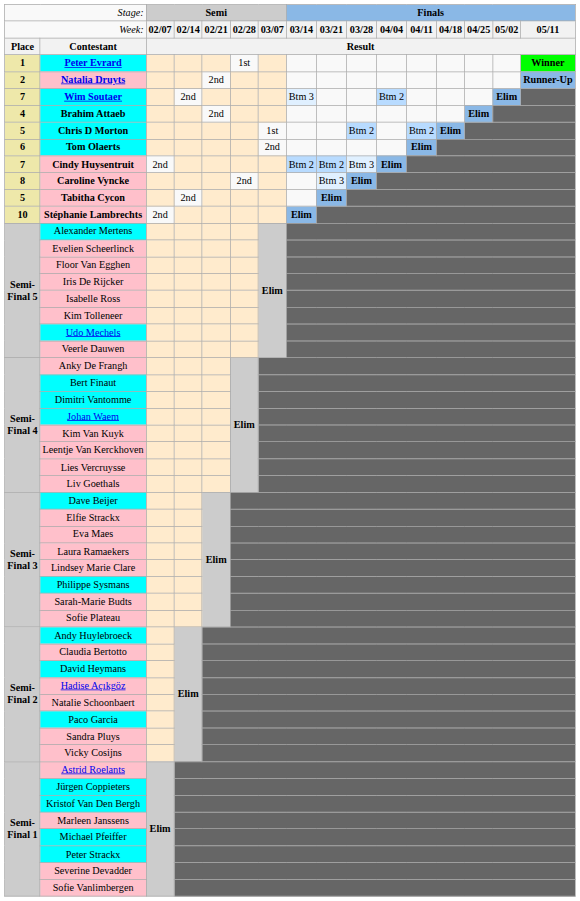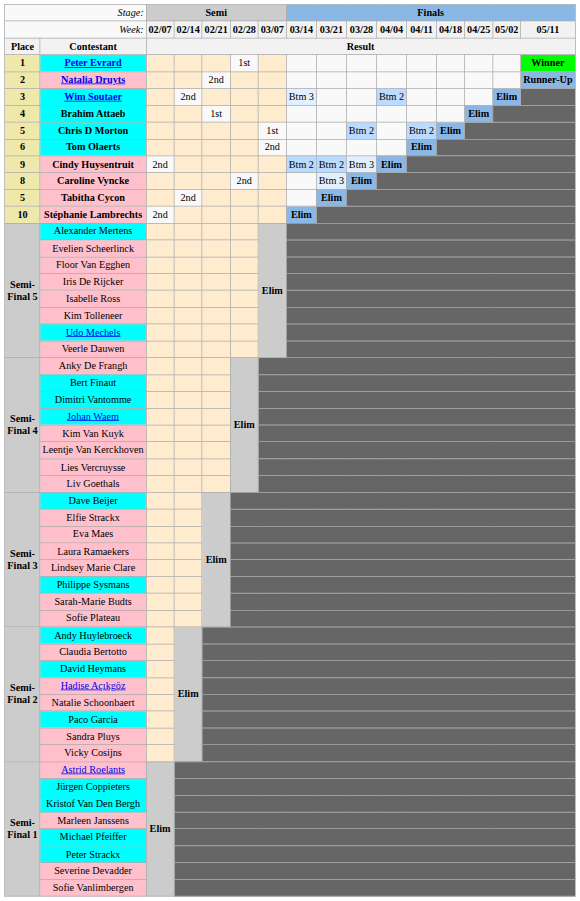(23, 96) 7 -> (23, 96) 3
(216, 113) 2nd -> (216, 113) 1st
(23, 163) 7 -> (23, 163) 9
